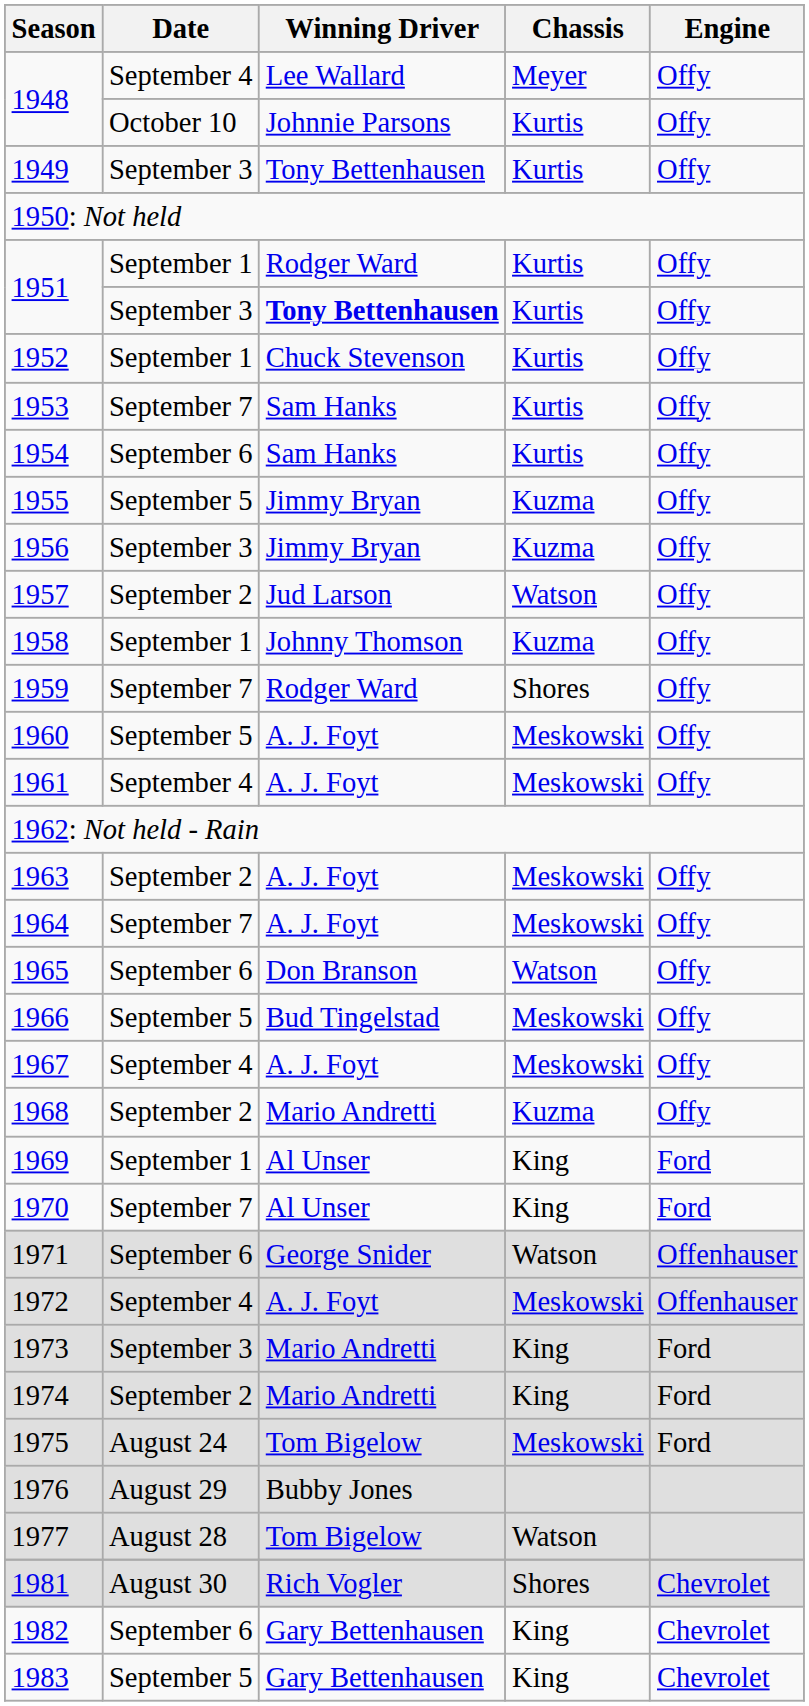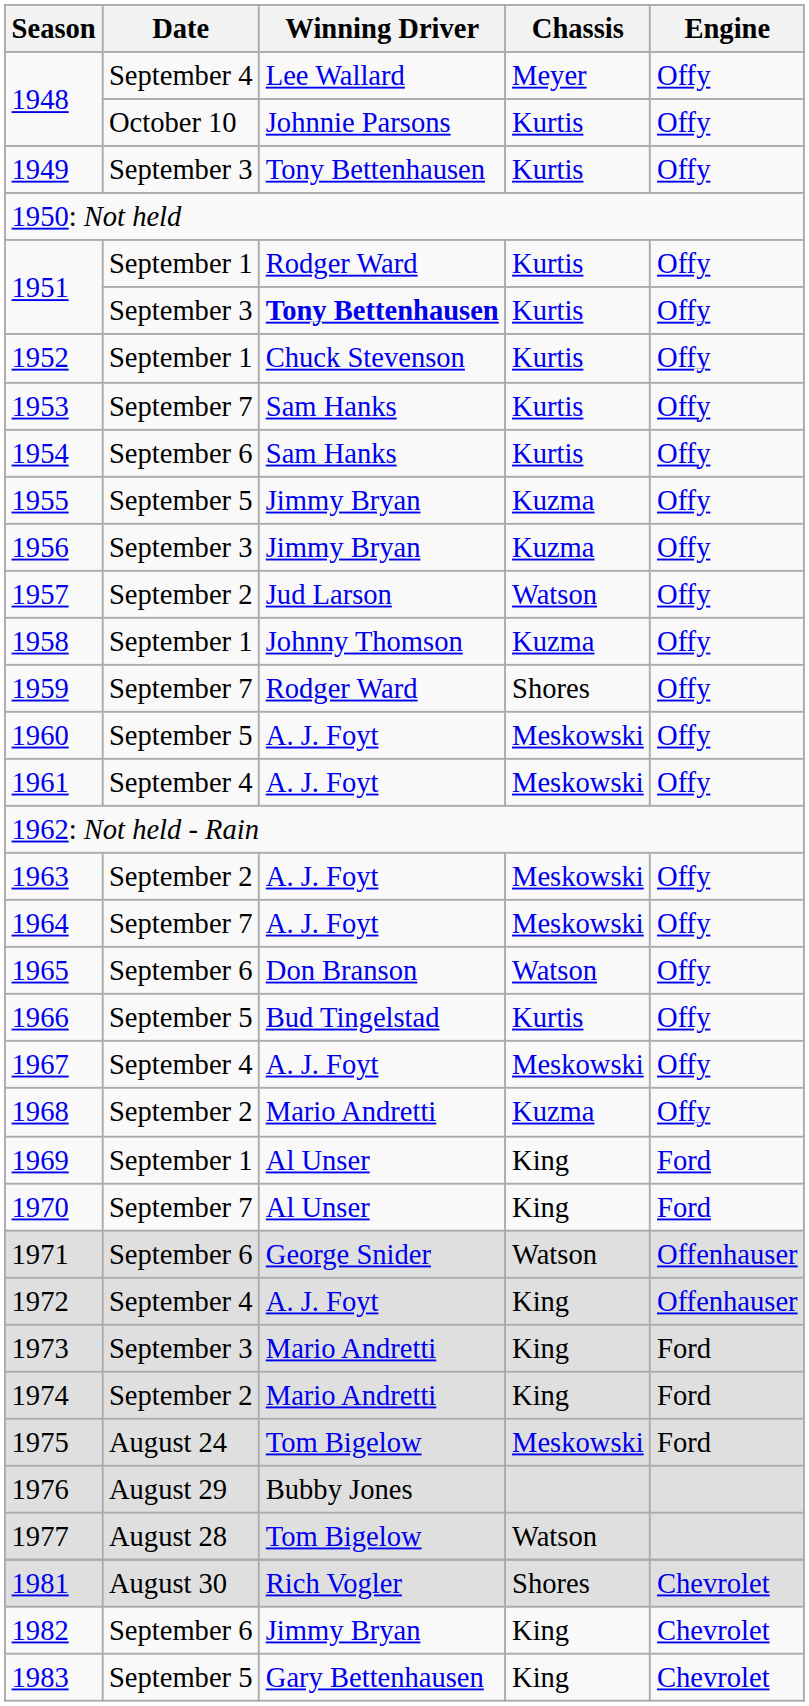(578, 1017) Meskowski -> (548, 1017) Kurtis
(578, 1300) Meskowski -> (541, 1300) King
(375, 1630) Gary Bettenhausen -> (343, 1630) Jimmy Bryan
